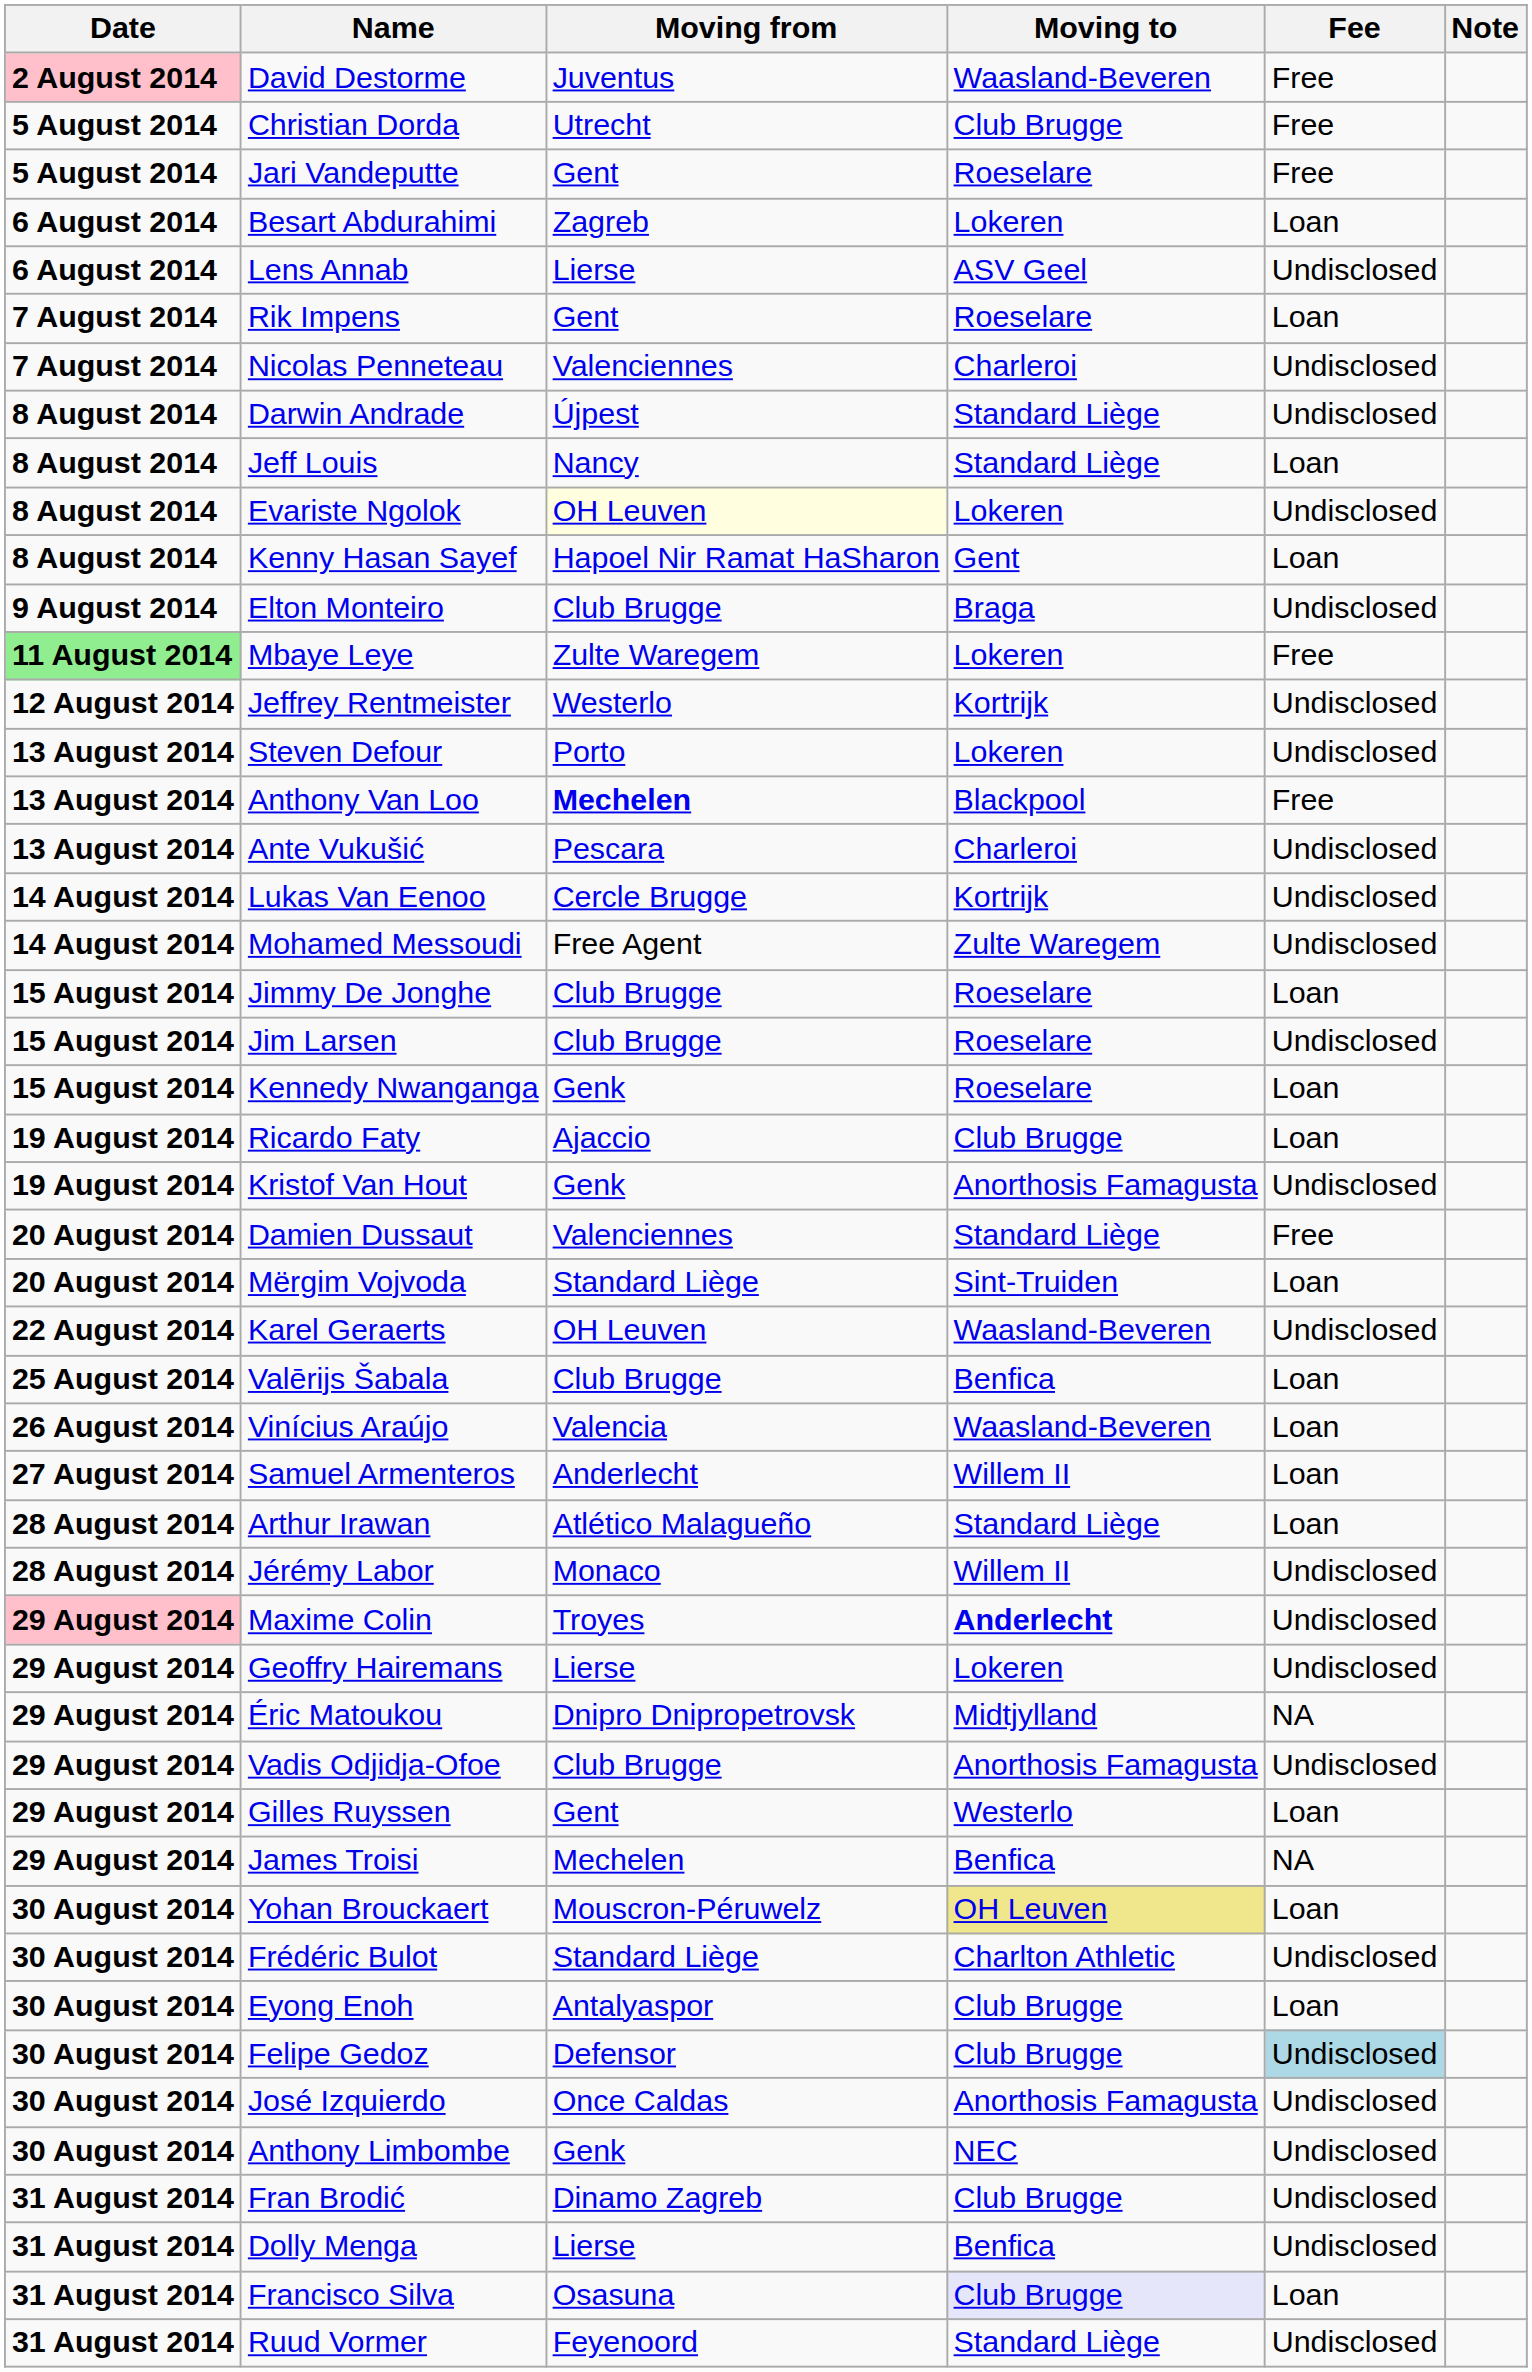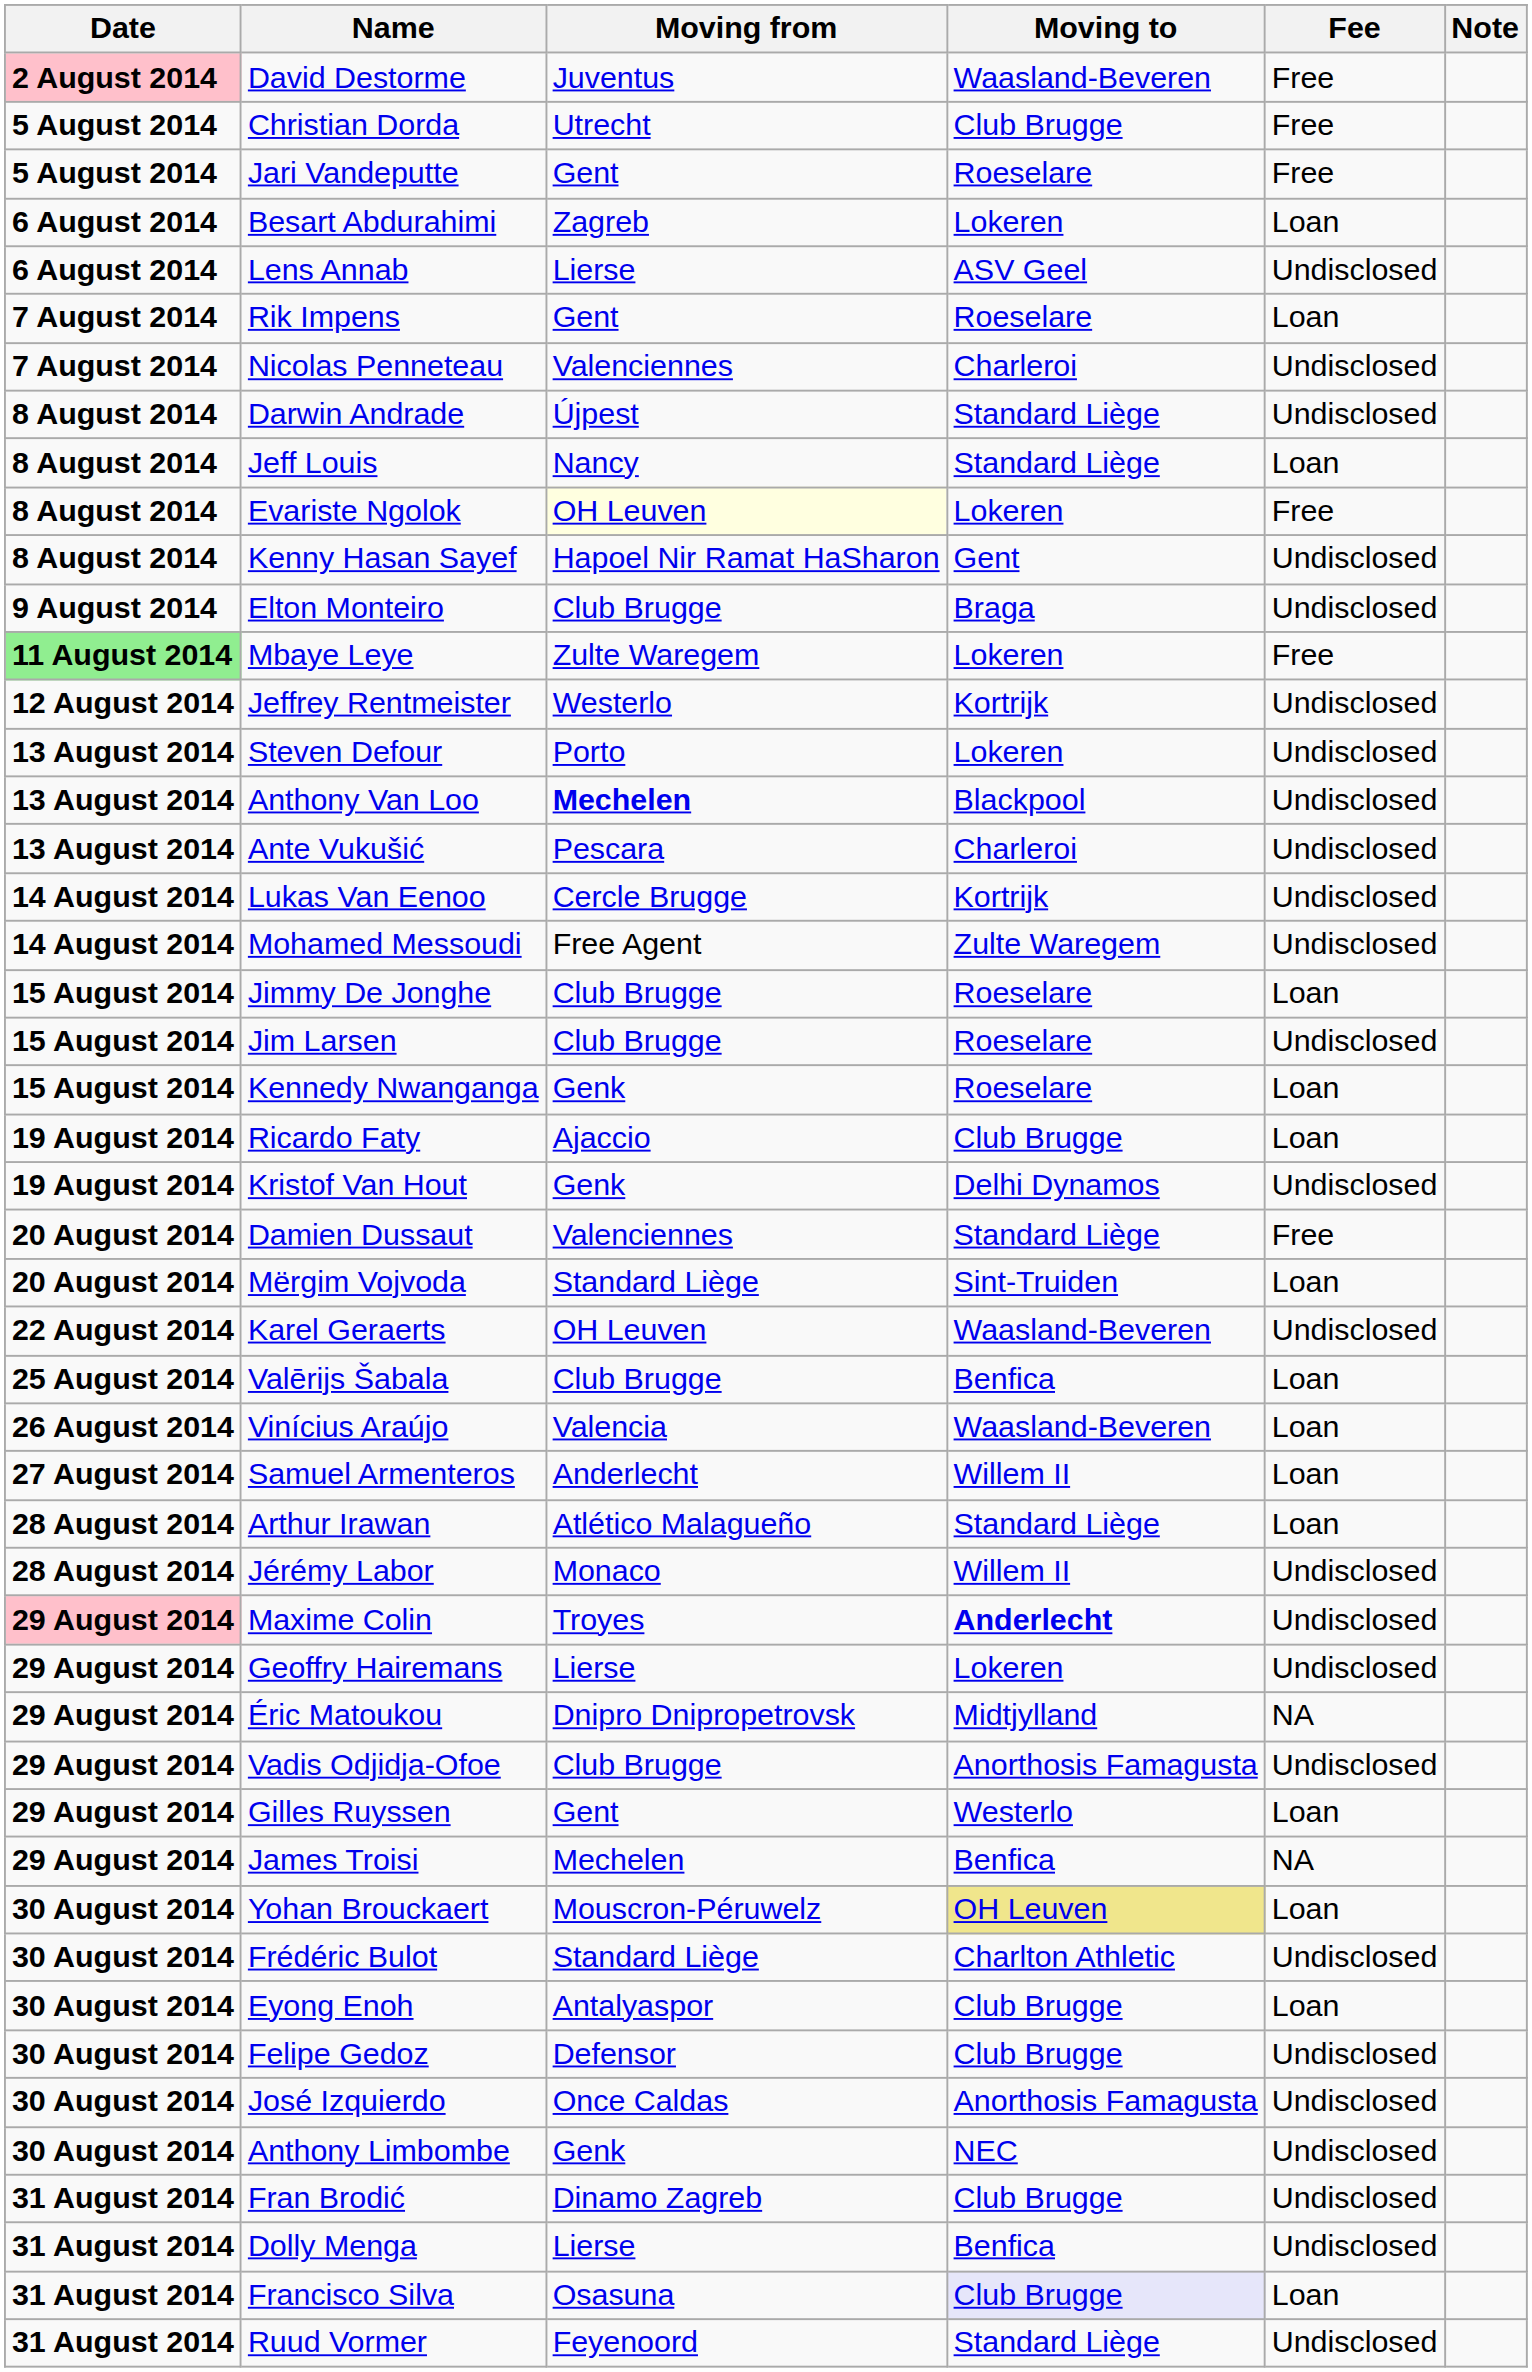(1355, 510) Undisclosed -> (1303, 510) Free
(1306, 558) Loan -> (1355, 558) Undisclosed
(1303, 800) Free -> (1355, 800) Undisclosed
(1106, 1185) Anorthosis Famagusta -> (1057, 1185) Delhi Dynamos
(1355, 2053) lightblue background -> (1355, 2053) no background
